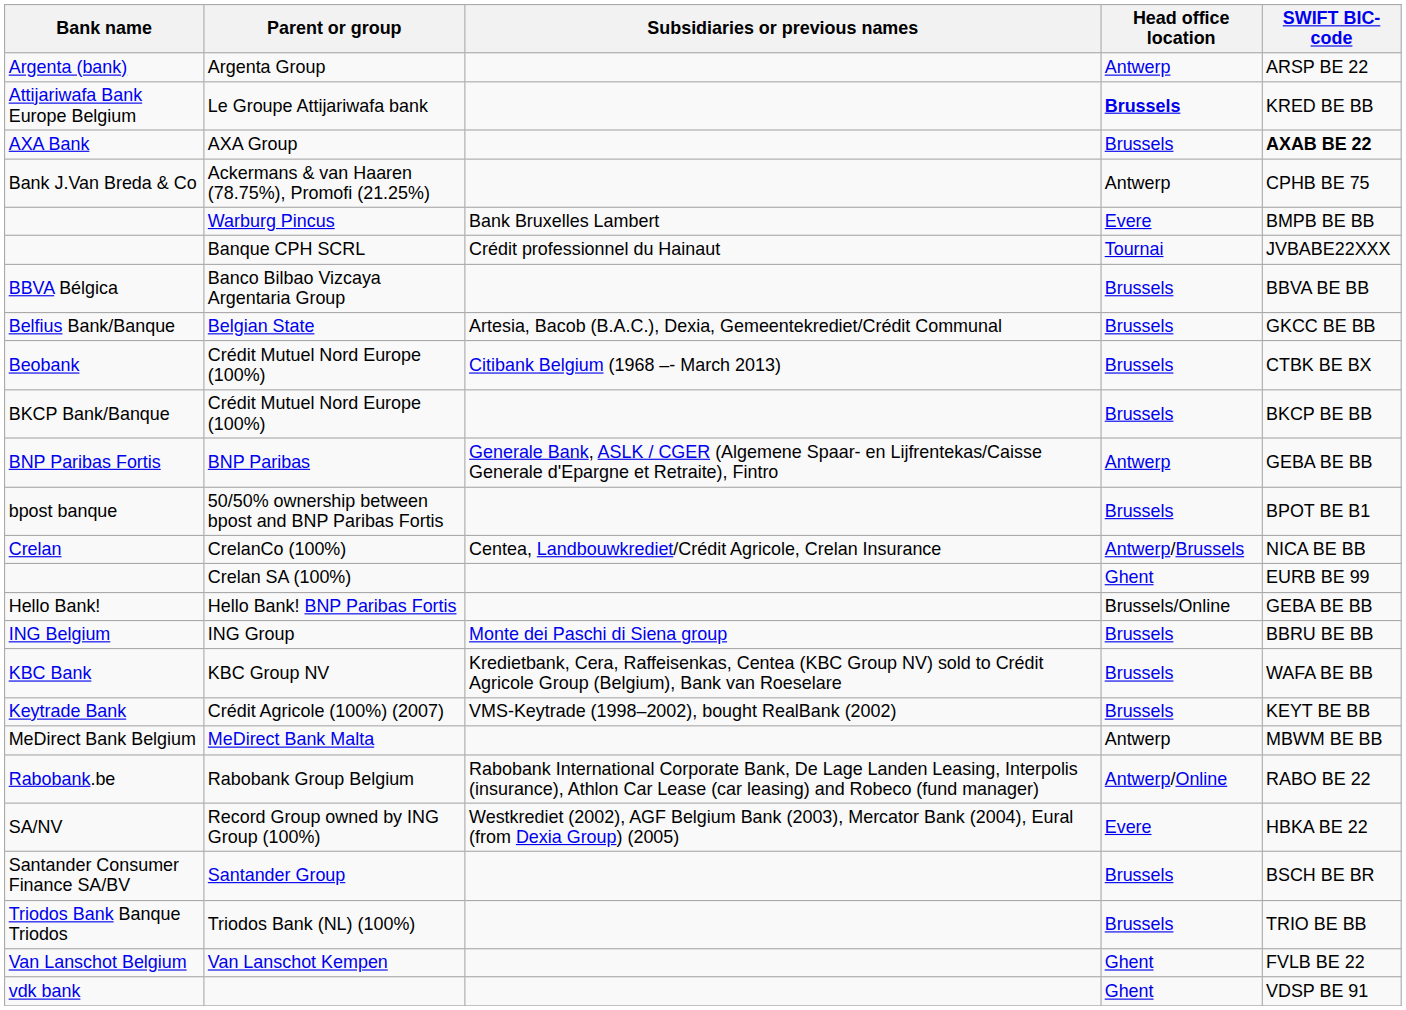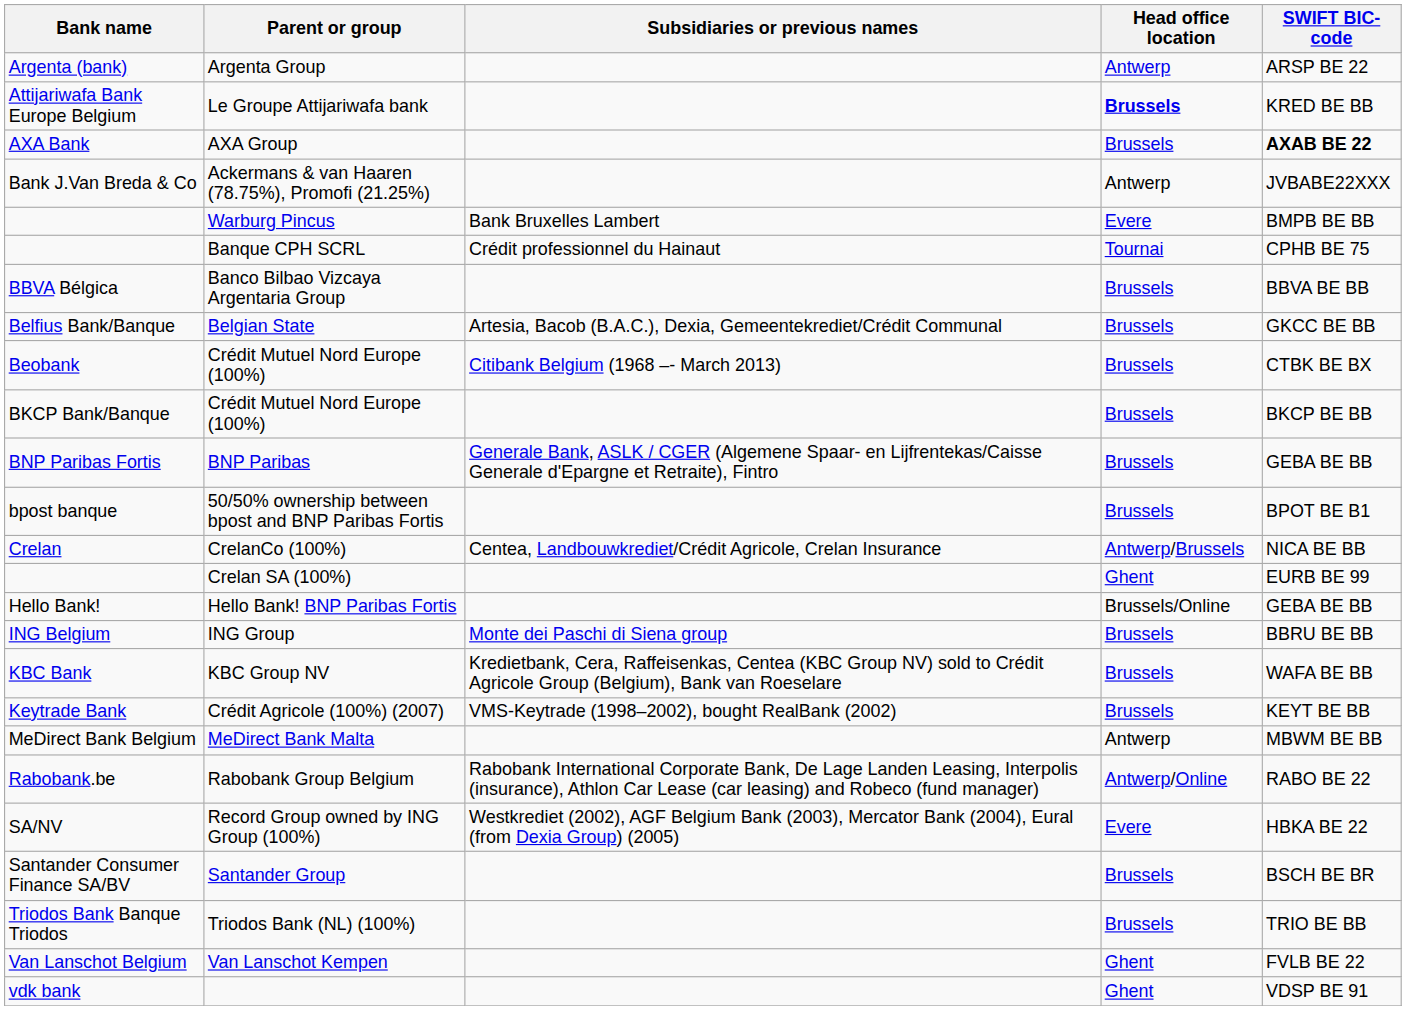(1318, 182) CPHB BE 75 -> (1328, 182) JVBABE22XXX
(1328, 249) JVBABE22XXX -> (1318, 249) CPHB BE 75
(1138, 462) Antwerp -> (1139, 462) Brussels
